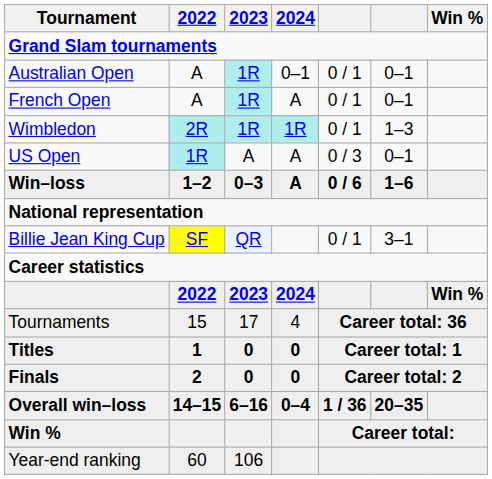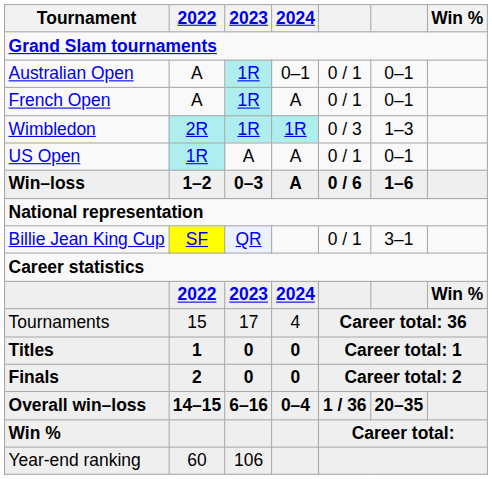(345, 128) 0 / 1 -> (345, 128) 0 / 3
(345, 156) 0 / 3 -> (345, 156) 0 / 1
